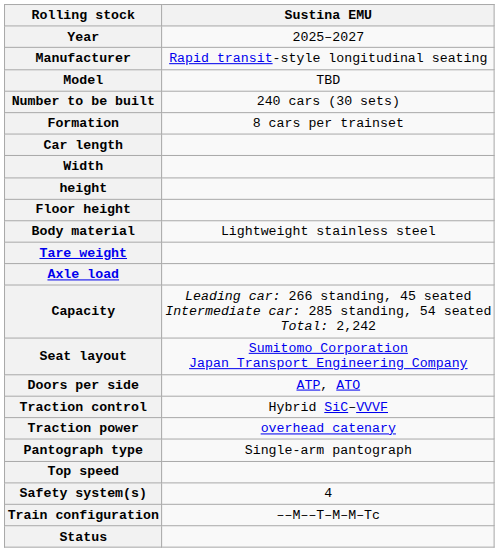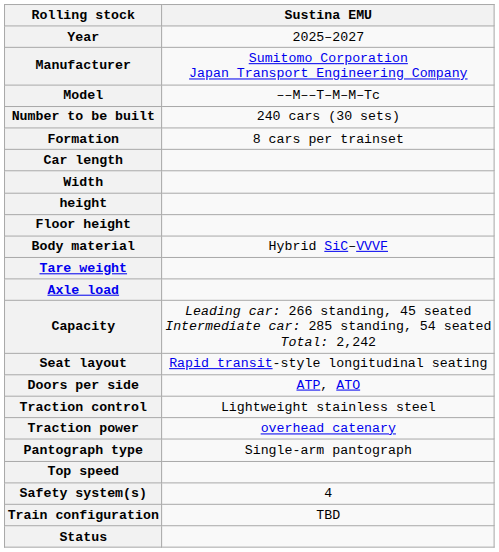(328, 59) Rapid transit-style longitudinal seating -> (328, 66) Sumitomo Corporation Japan Transport Engineering Company
(328, 80) TBD -> (328, 95) ––M––T–M–M–Tc
(328, 231) Lightweight stainless steel -> (328, 247) Hybrid SiC–VVVF
(328, 356) Sumitomo Corporation Japan Transport Engineering Company -> (328, 364) Rapid transit-style longitudinal seating
(328, 407) Hybrid SiC–VVVF -> (328, 407) Lightweight stainless steel
(328, 515) ––M––T–M–M–Tc -> (328, 515) TBD
